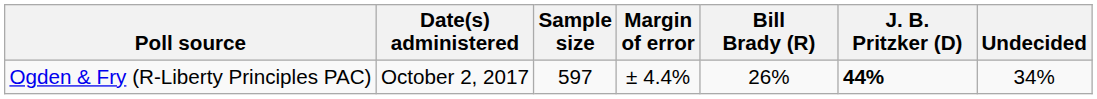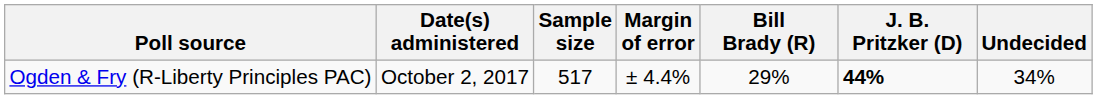(575, 76) 597 -> (575, 76) 517
(769, 76) 26% -> (769, 76) 29%
